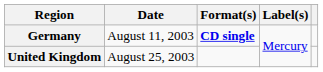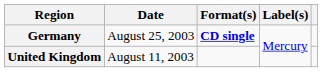(150, 35) August 11, 2003 -> (151, 35) August 25, 2003
(151, 56) August 25, 2003 -> (150, 56) August 11, 2003
